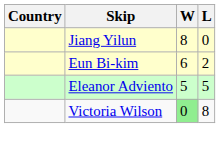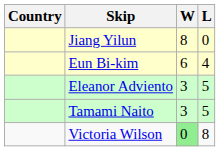(205, 63) 2 -> (205, 63) 4
(184, 87) 5 -> (184, 87) 3
+ row: (111, 110)
